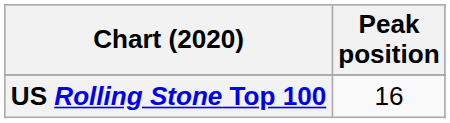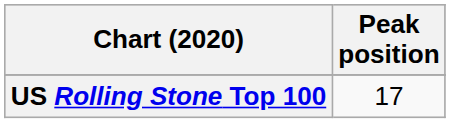(389, 95) 16 -> (389, 95) 17
